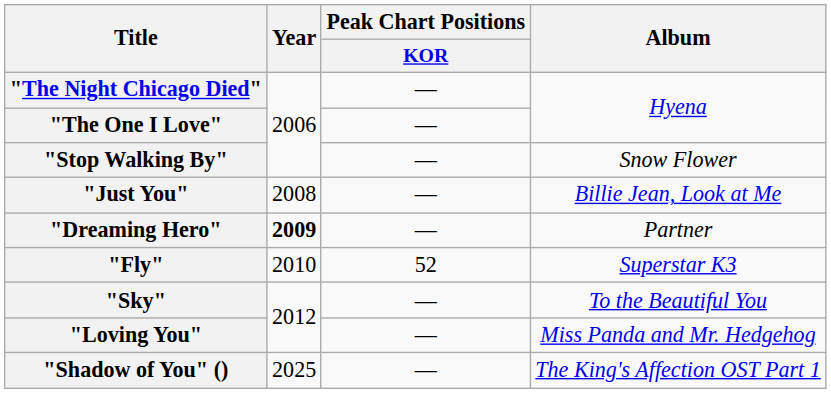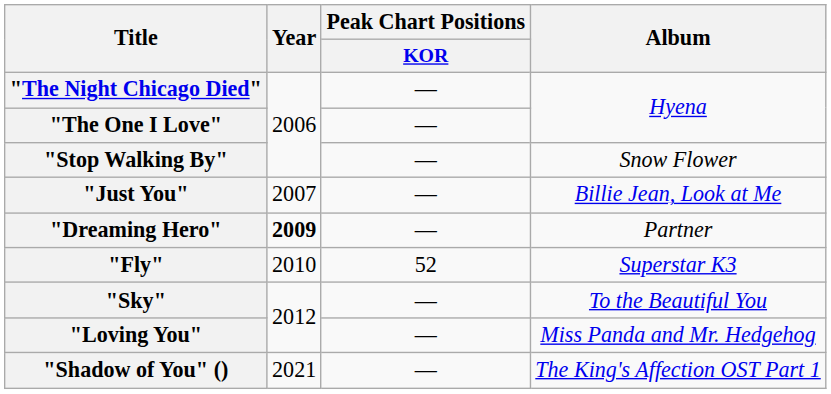(294, 194) 2008 -> (294, 194) 2007
(294, 369) 2025 -> (294, 369) 2021
